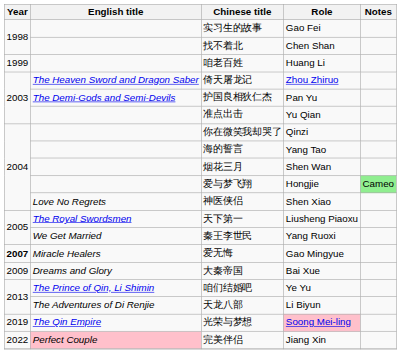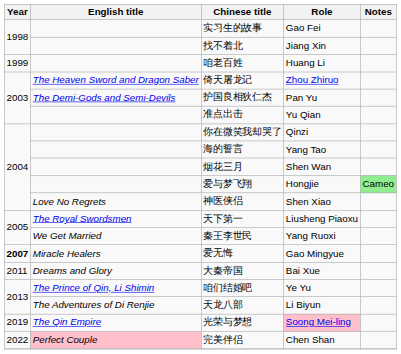(310, 45) Chen Shan -> (306, 45) Jiang Xin
(17, 270) 2009 -> (17, 270) 2011
(306, 340) Jiang Xin -> (310, 340) Chen Shan
